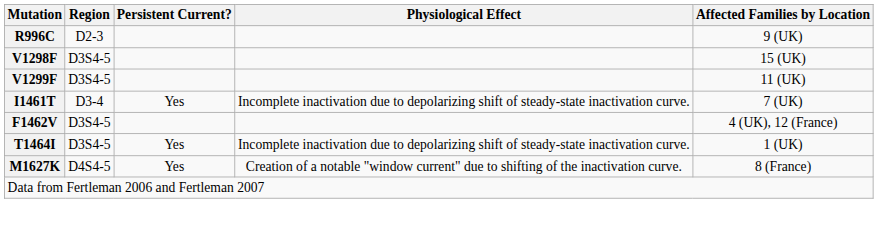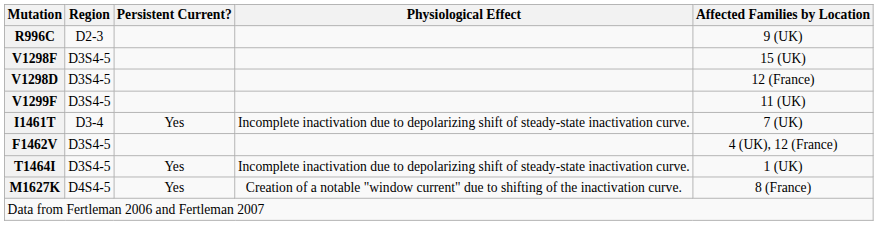+ row: (35, 79)
